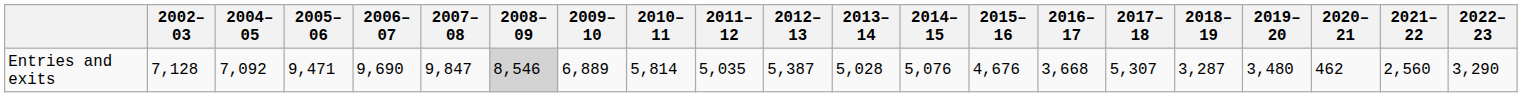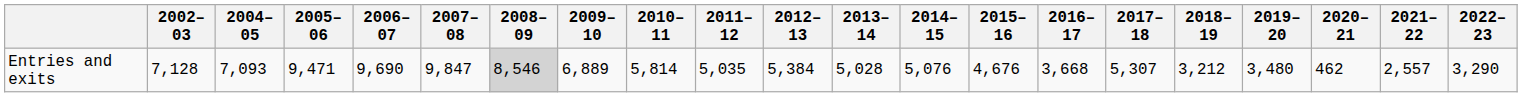(243, 70) 7,092 -> (243, 70) 7,093
(791, 70) 5,387 -> (791, 70) 5,384
(1202, 70) 3,287 -> (1202, 70) 3,212
(1407, 70) 2,560 -> (1407, 70) 2,557
